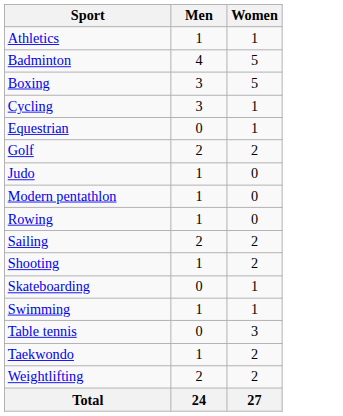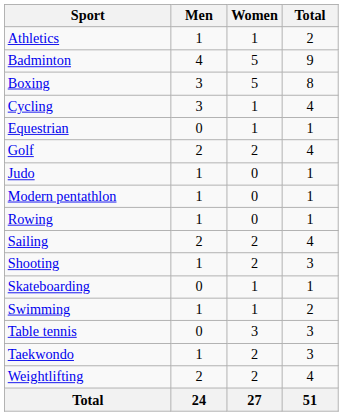+ column: (310, 15)
